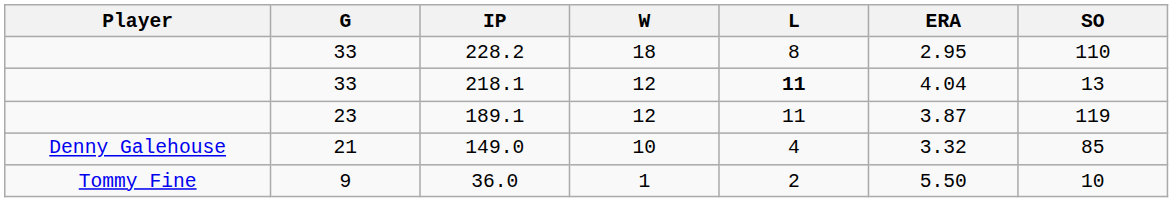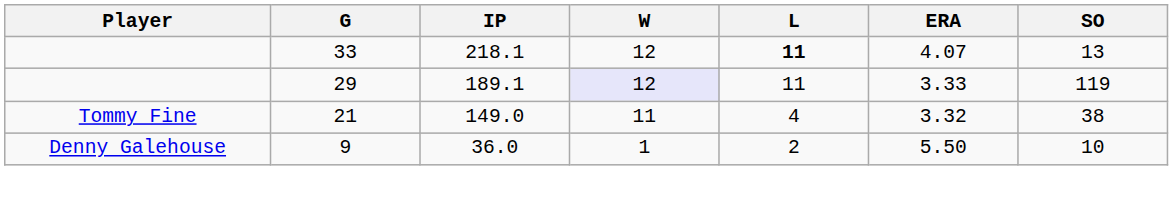- row: (495, 53)
(943, 85) 4.04 -> (943, 53) 4.07
(345, 117) 23 -> (345, 85) 29
(644, 117) no background -> (644, 85) lavender background
(943, 117) 3.87 -> (943, 85) 3.33
(138, 149) Denny Galehouse -> (138, 117) Tommy Fine
(644, 149) 10 -> (644, 117) 11
(1093, 149) 85 -> (1093, 117) 38
(138, 181) Tommy Fine -> (138, 149) Denny Galehouse
